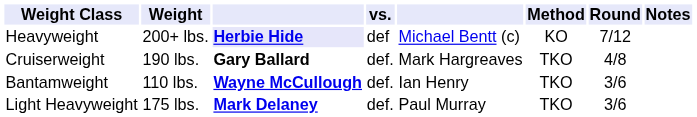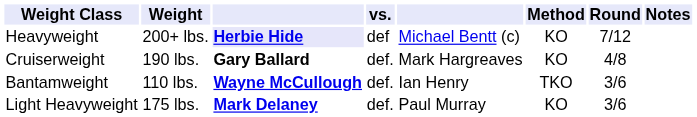(556, 60) TKO -> (556, 60) KO
(556, 105) TKO -> (556, 105) KO
